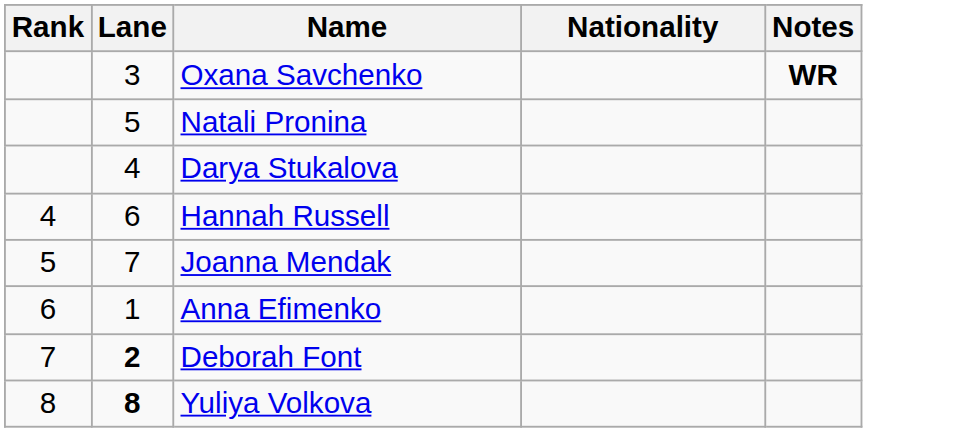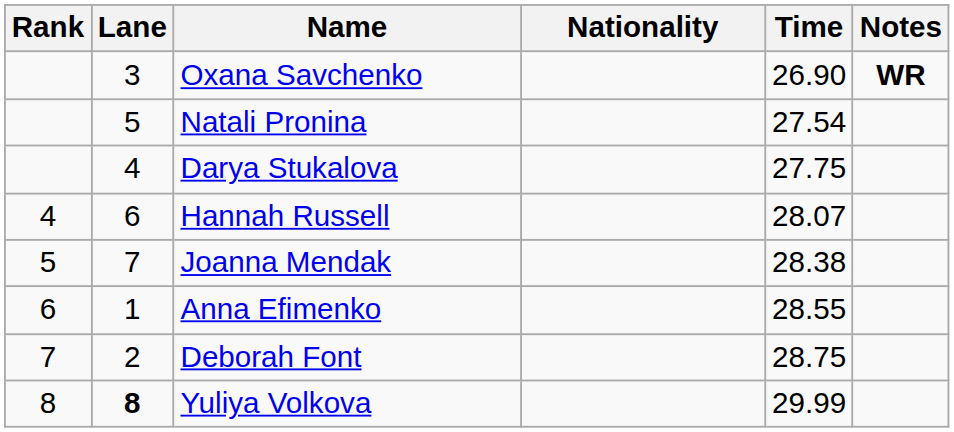+ column: (809, 27)
(132, 356) bold -> (132, 356) normal
